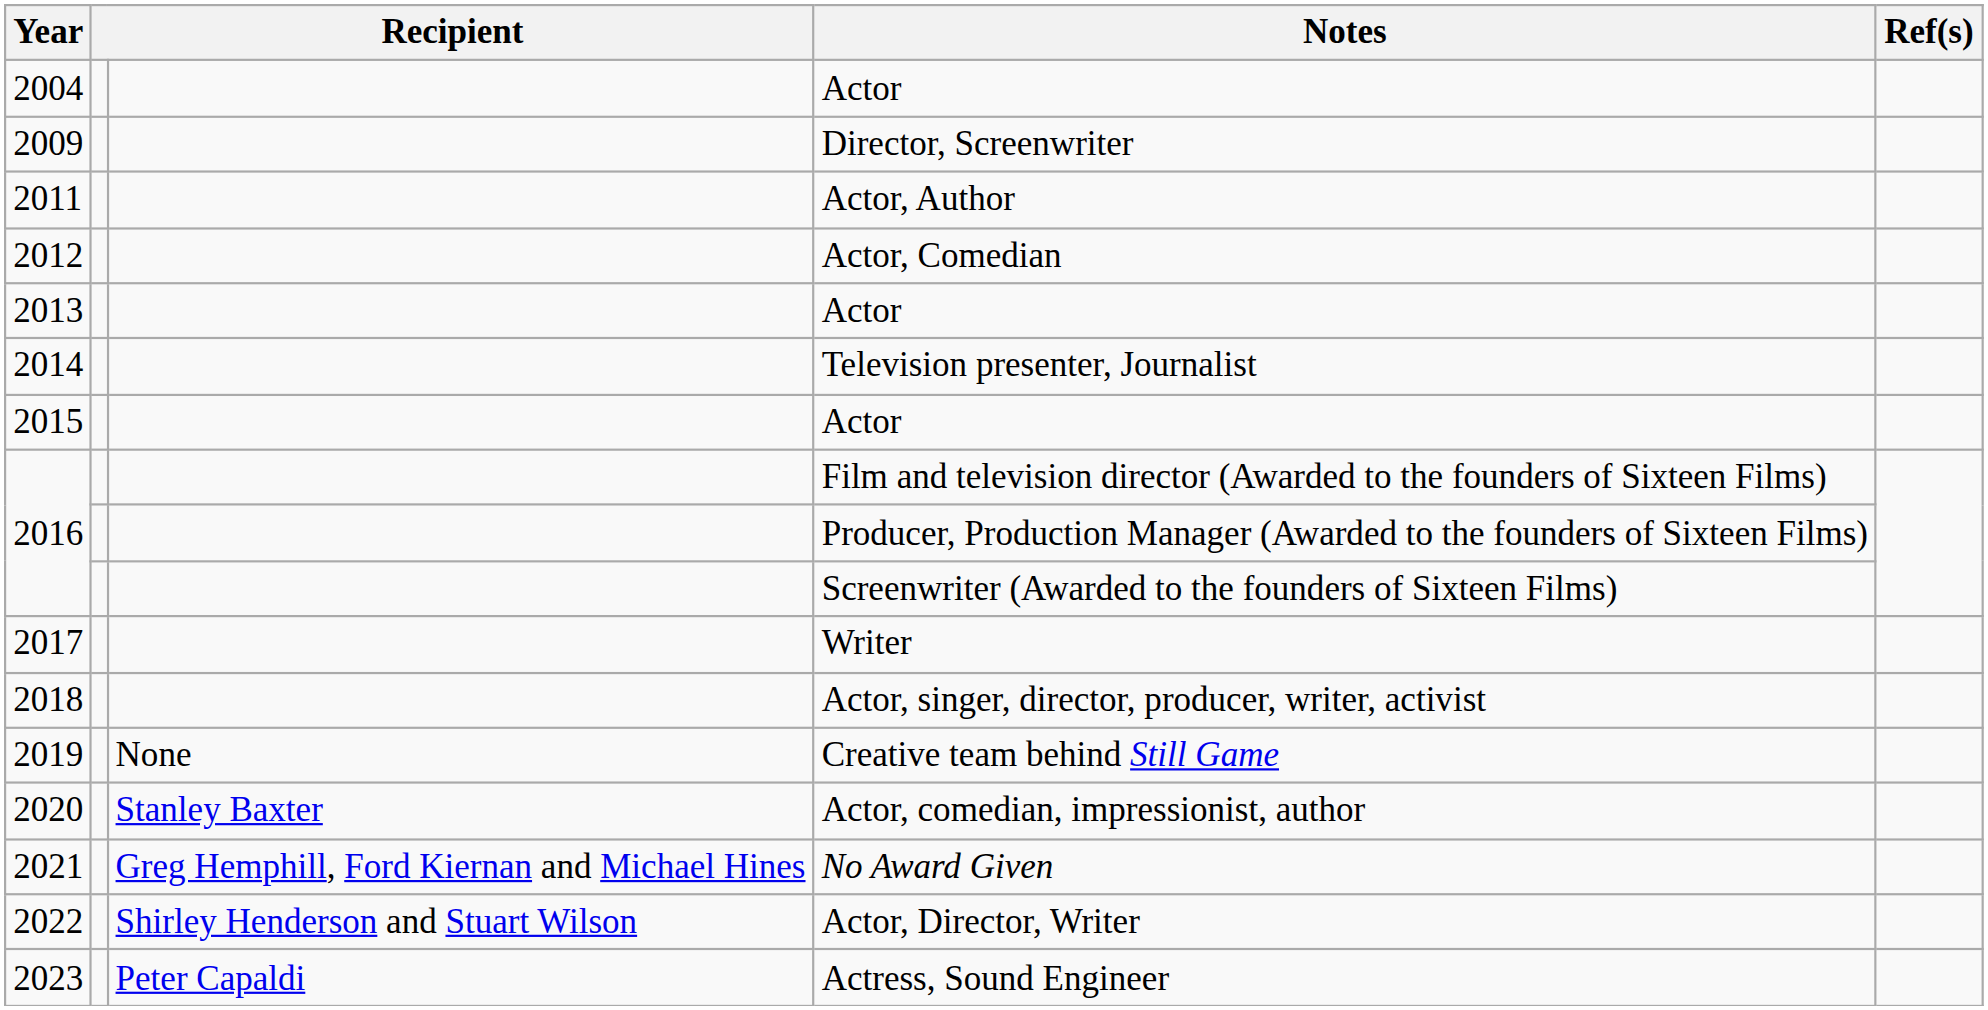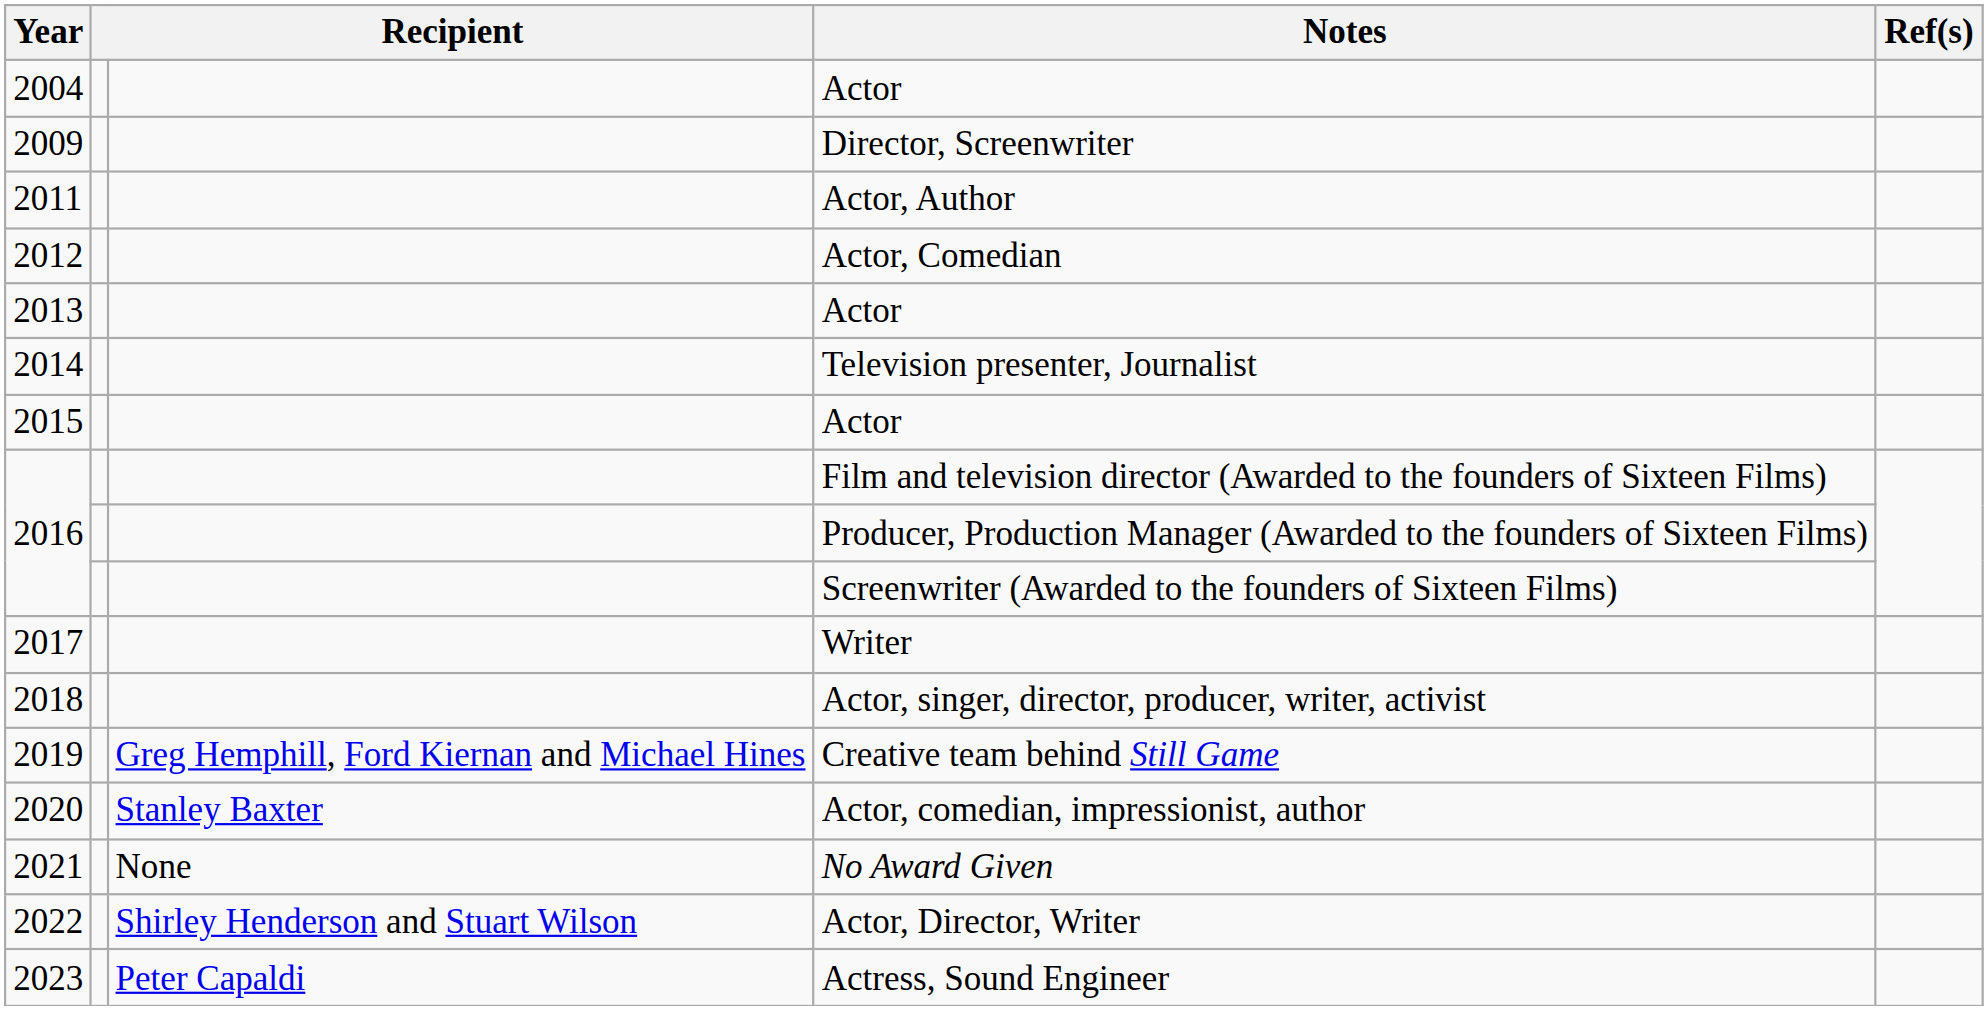(154, 754) None -> (461, 754) Greg Hemphill, Ford Kiernan and Michael Hines
(461, 865) Greg Hemphill, Ford Kiernan and Michael Hines -> (154, 865) None
